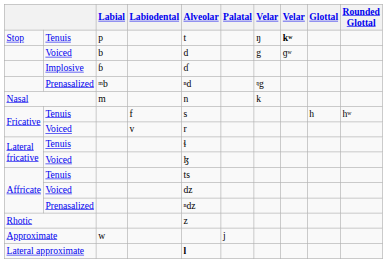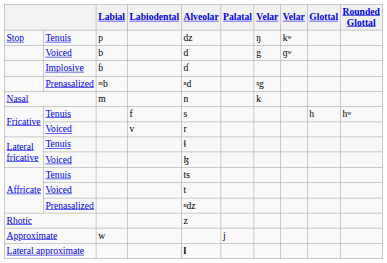(185, 38) t -> (188, 38) dz
(288, 38) bold -> (287, 38) normal
(188, 190) dz -> (185, 190) t
